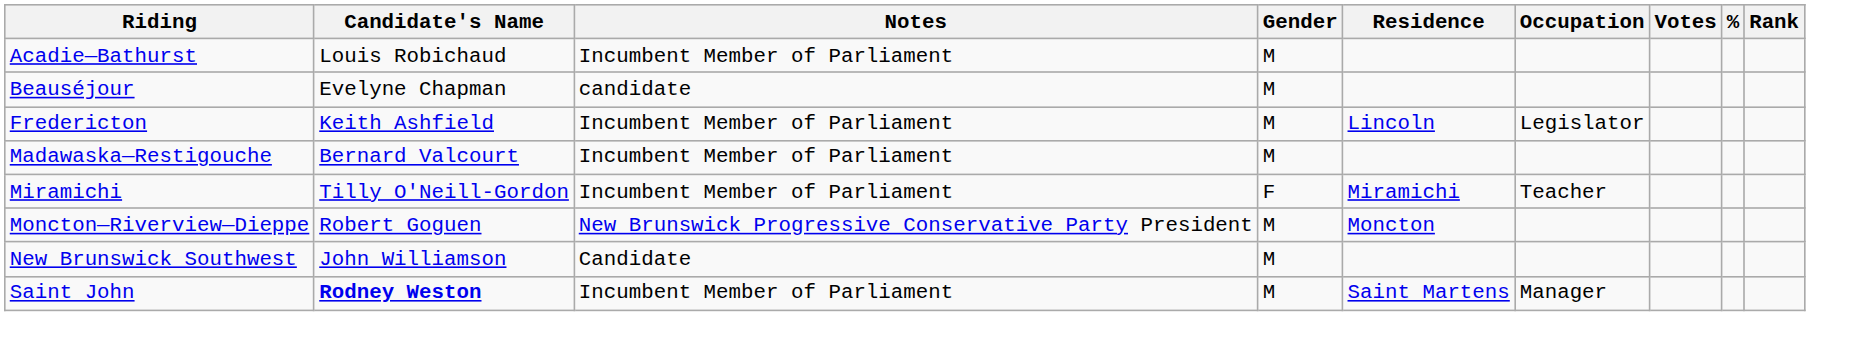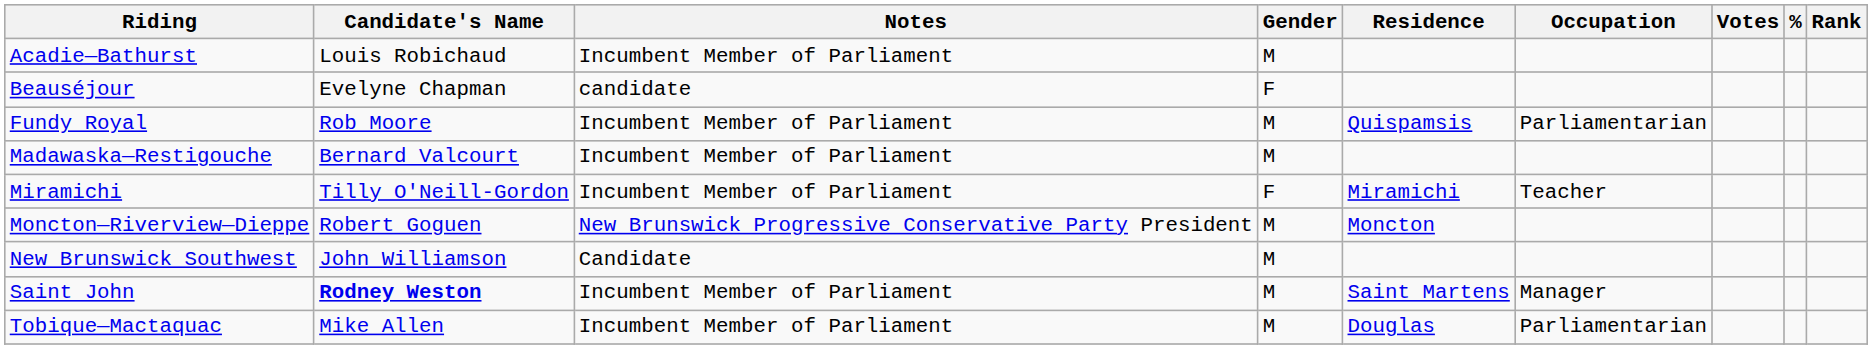(1269, 90) M -> (1269, 90) F
- row: (78, 123)
+ row: (78, 123)
+ row: (116, 327)
